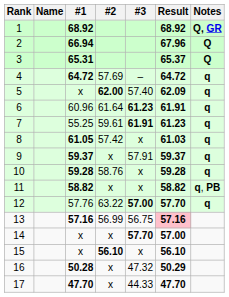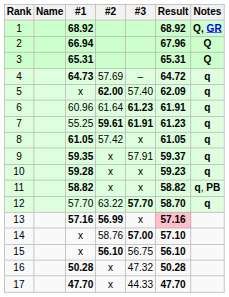(173, 60) 65.37 -> (173, 60) 65.31
(81, 76) 64.72 -> (81, 76) 64.73
(111, 124) normal -> (111, 124) bold
(173, 140) 61.03 -> (173, 140) 61.05
(81, 156) 59.37 -> (81, 156) 59.35
(111, 172) 58.76 -> (111, 172) x
(173, 172) 59.28 -> (173, 172) 59.23
(81, 204) 57.76 -> (81, 204) 57.70
(140, 204) 57.00 -> (140, 204) 57.70
(173, 204) 57.70 -> (173, 204) 58.70
(111, 220) normal -> (111, 220) bold
(140, 220) 56.75 -> (140, 220) x
(111, 236) x -> (111, 236) 58.76
(140, 236) 57.70 -> (140, 236) 57.00
(173, 236) 57.00 -> (173, 236) 57.10
(140, 252) x -> (140, 252) 56.75
(173, 268) 50.29 -> (173, 268) 50.28
